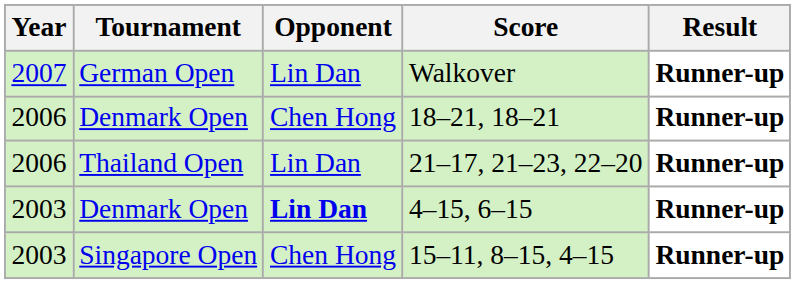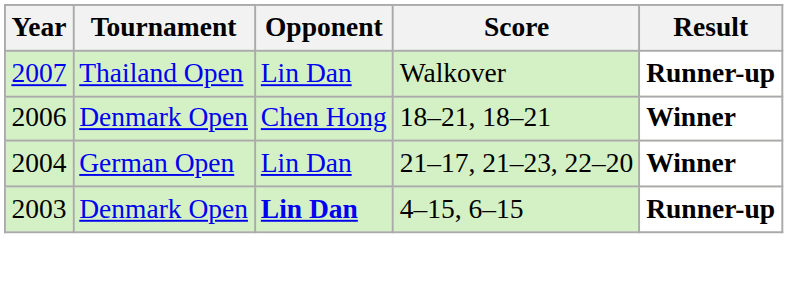(157, 72) German Open -> (161, 72) Thailand Open
(720, 118) Runner-up -> (691, 118) Winner
(39, 163) 2006 -> (39, 163) 2004
(161, 163) Thailand Open -> (157, 163) German Open
(720, 163) Runner-up -> (691, 163) Winner
- row: (511, 254)
